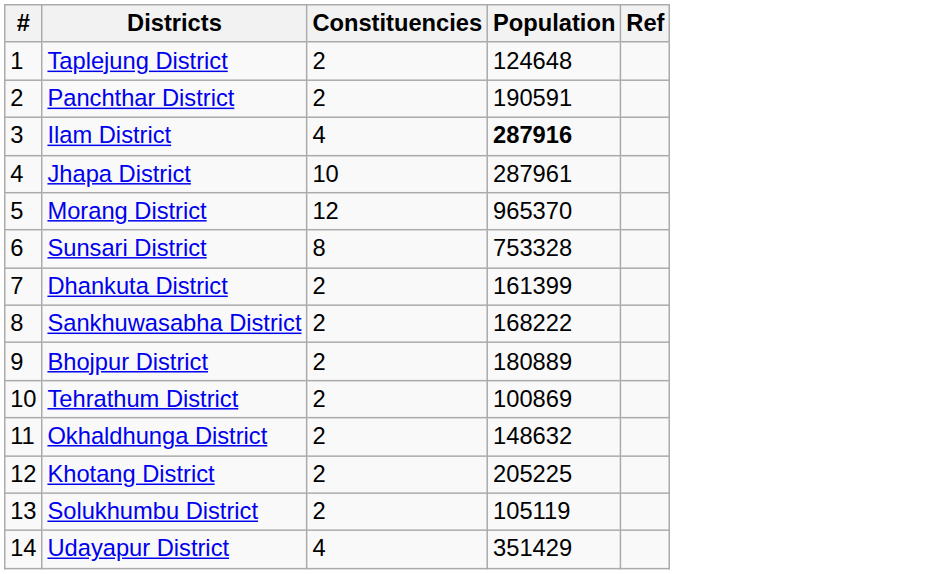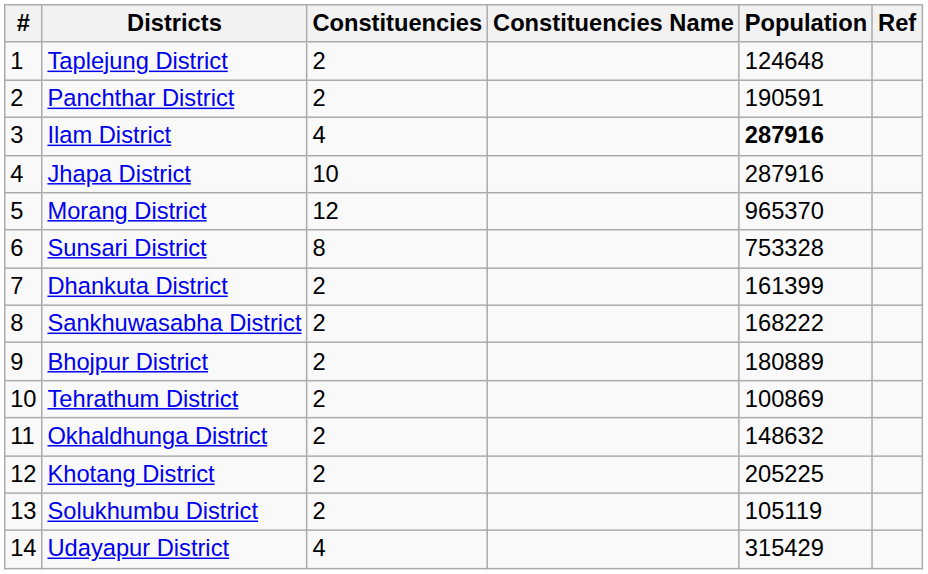+ column: (613, 23)
(533, 173) 287961 -> (784, 173) 287916
(533, 549) 351429 -> (784, 549) 315429
